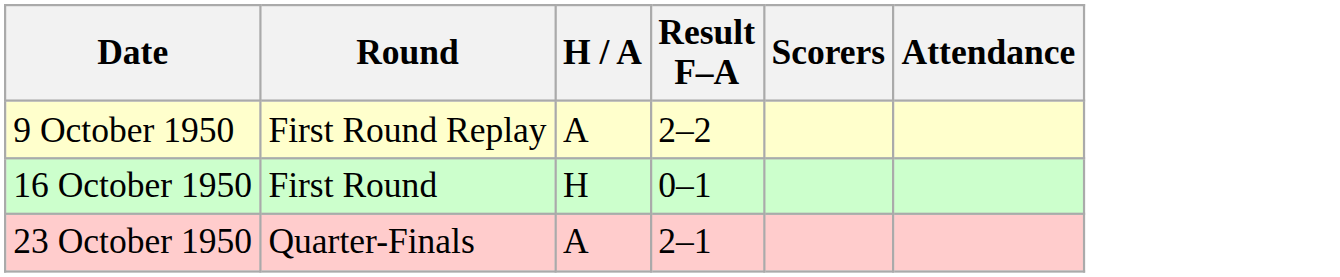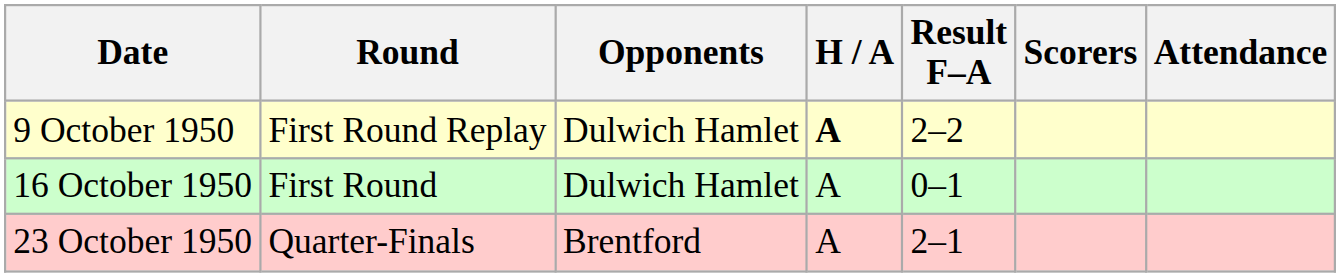+ column: (681, 52)
(576, 128) normal -> (828, 128) bold
(576, 185) H -> (828, 185) A
